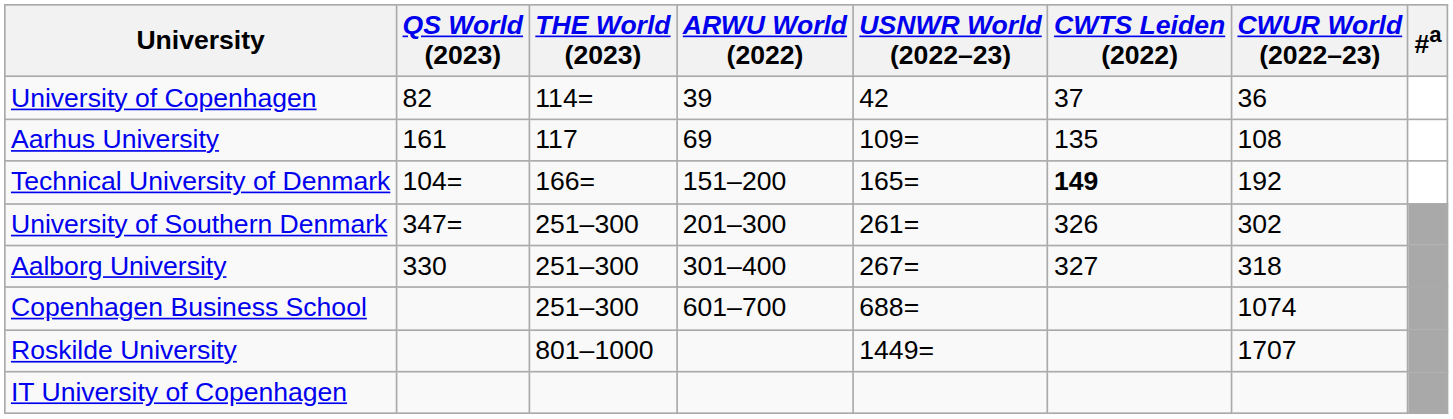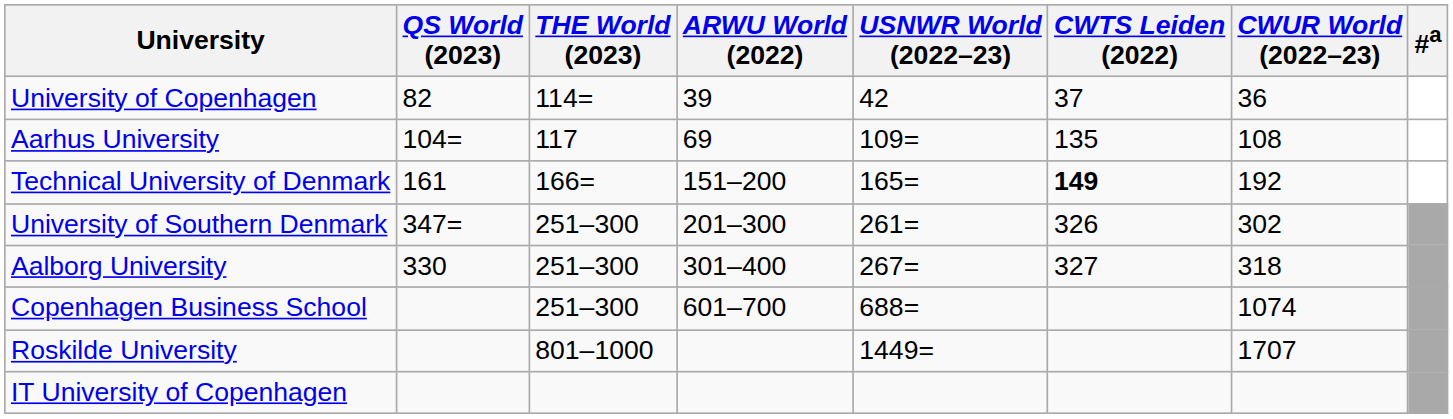(425, 139) 161 -> (432, 139) 104=
(432, 181) 104= -> (425, 181) 161
